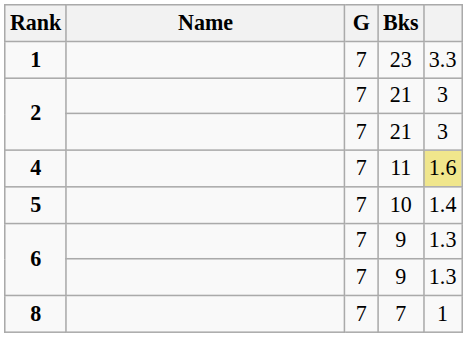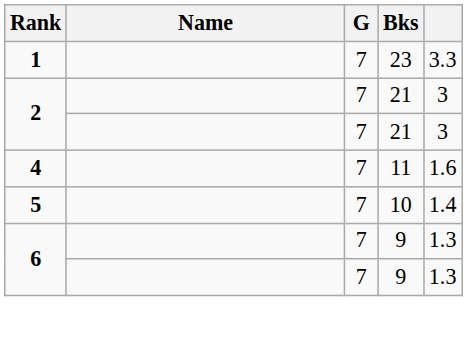(443, 168) khaki background -> (443, 168) no background
- row: (36, 313)
